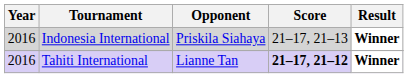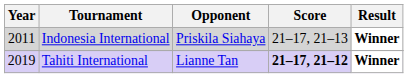(22, 39) 2016 -> (22, 39) 2011
(22, 61) 2016 -> (22, 61) 2019
